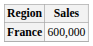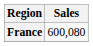(66, 32) 600,000 -> (66, 32) 600,080
